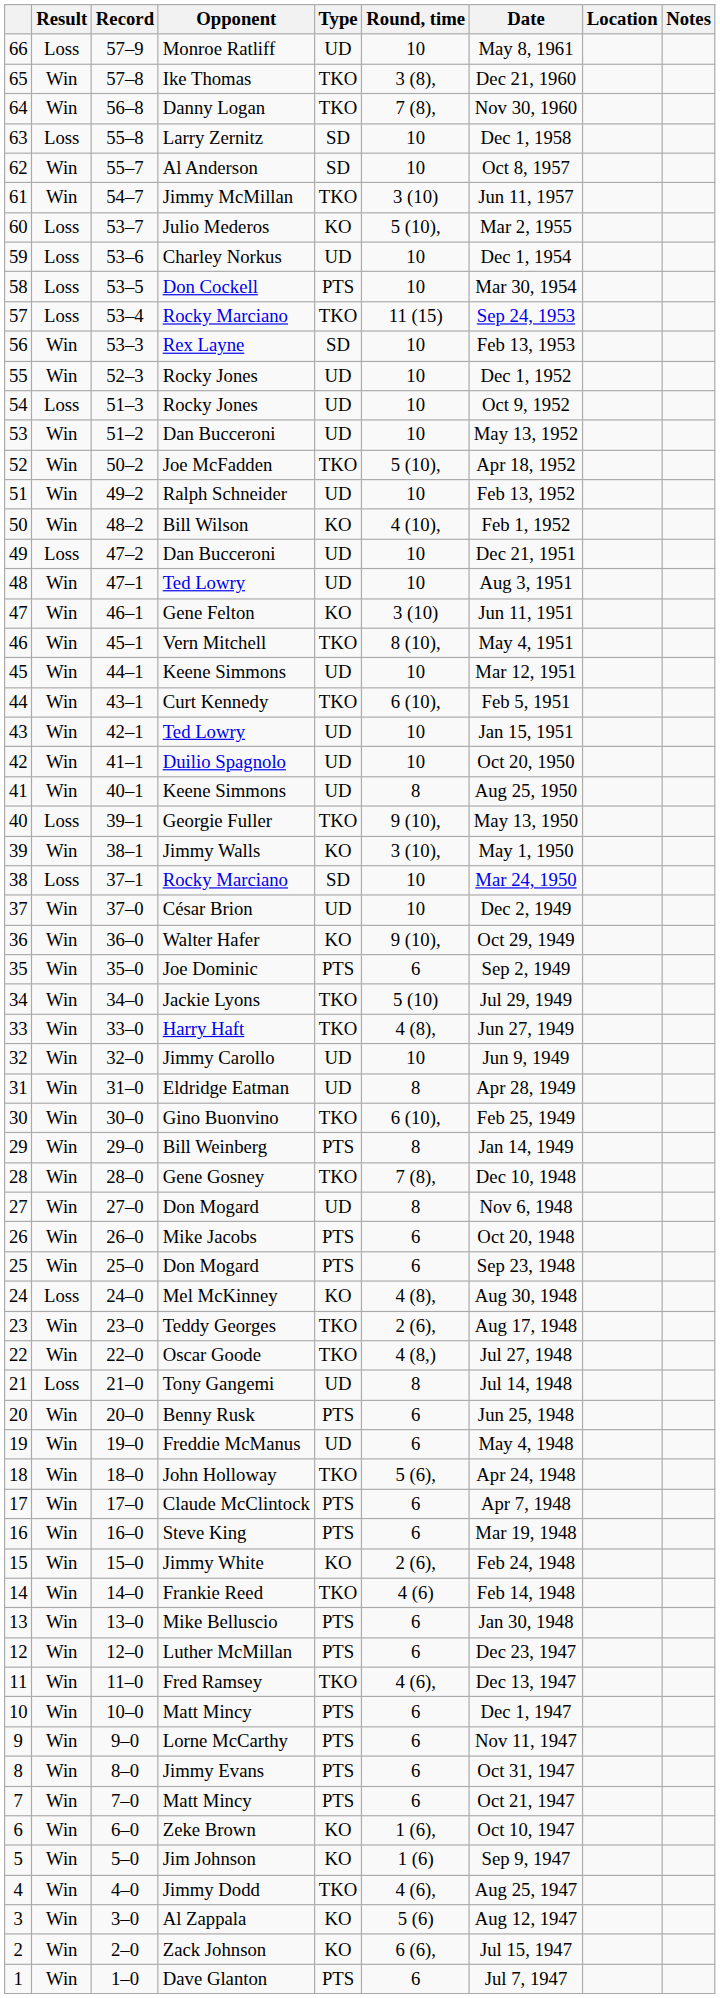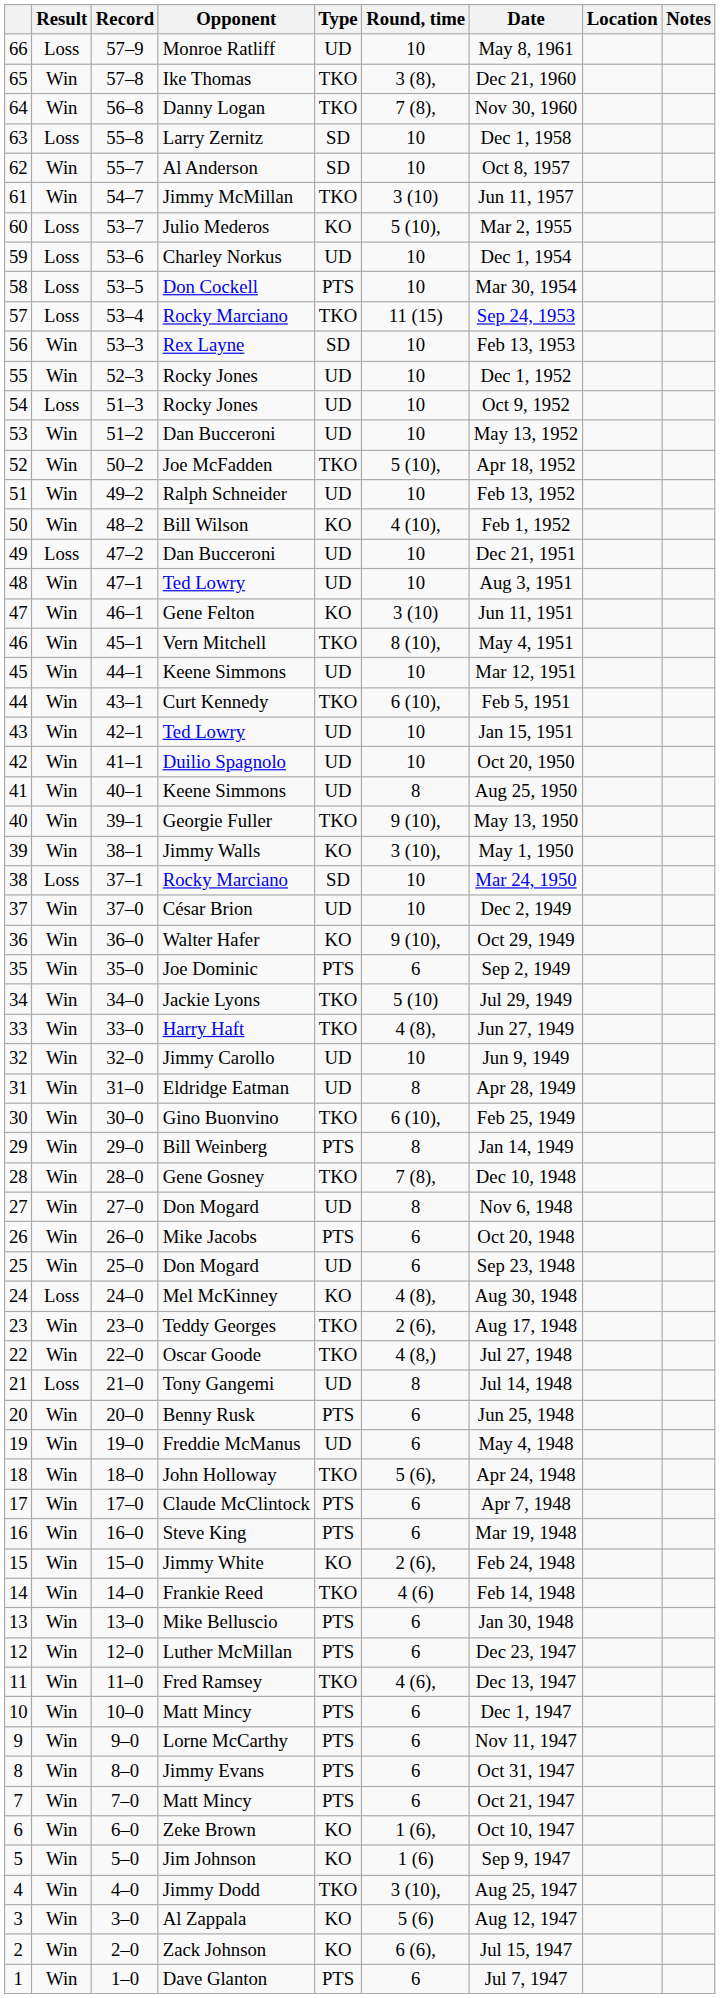(62, 820) Loss -> (62, 820) Win
(338, 1266) PTS -> (338, 1266) UD
(416, 1889) 4 (6), -> (416, 1889) 3 (10),
